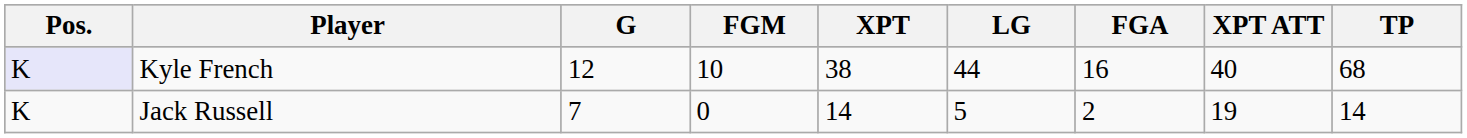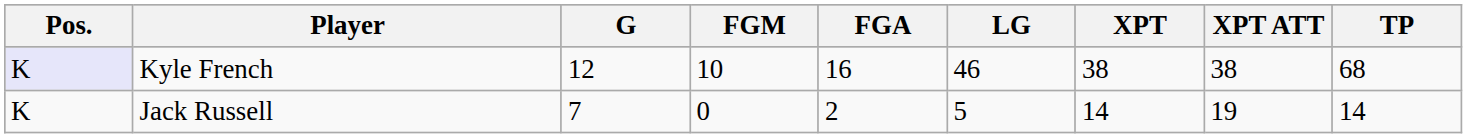columns swapped: (1140, 25) <-> (883, 25)
(967, 68) 44 -> (967, 68) 46
(1224, 68) 40 -> (1224, 68) 38
